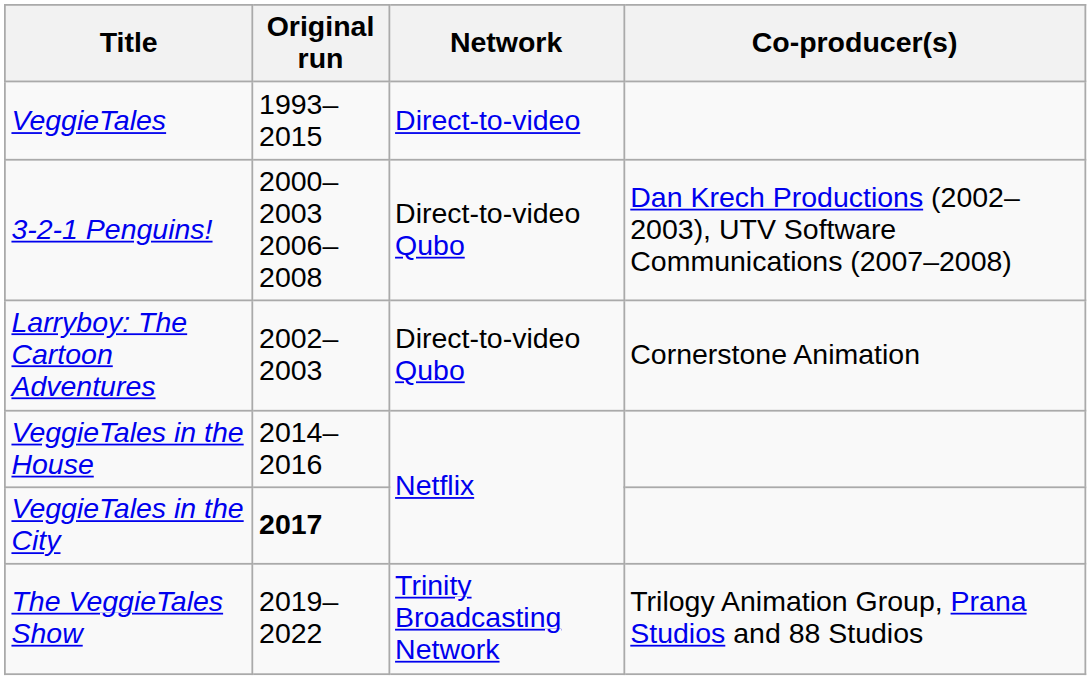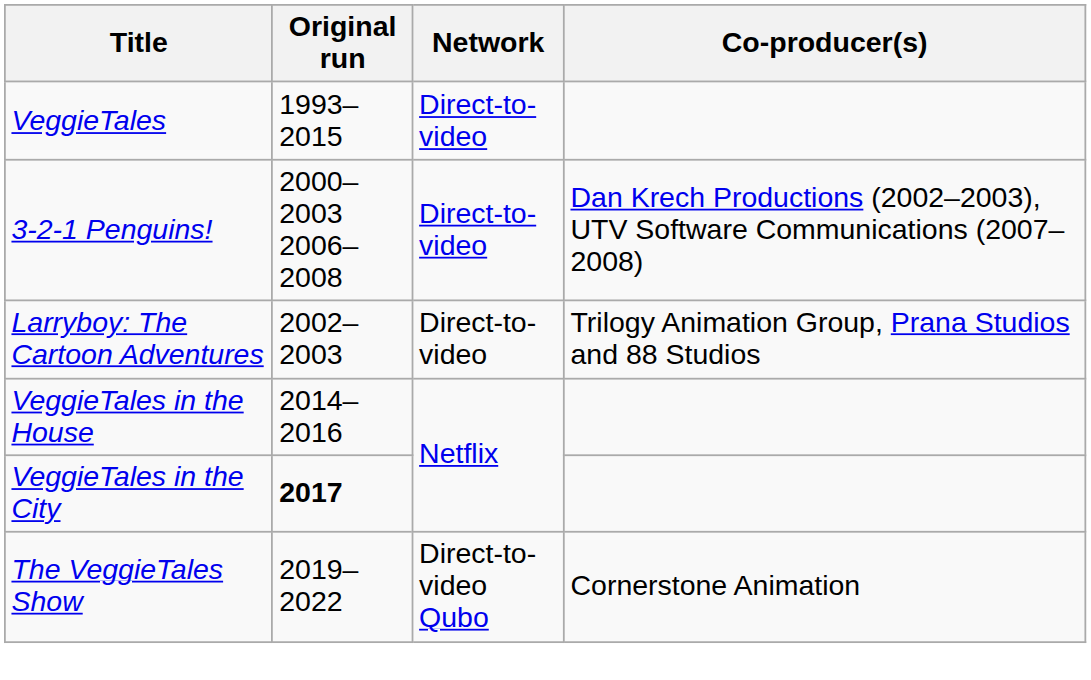(488, 229) Direct-to-video Qubo -> (478, 229) Direct-to-video
(488, 354) Direct-to-video Qubo -> (478, 338) Direct-to-video
(775, 354) Cornerstone Animation -> (820, 338) Trilogy Animation Group, Prana Studios and 88 Studios
(478, 618) Trinity Broadcasting Network -> (478, 586) Direct-to-video Qubo
(828, 618) Trilogy Animation Group, Prana Studios and 88 Studios -> (715, 586) Cornerstone Animation
